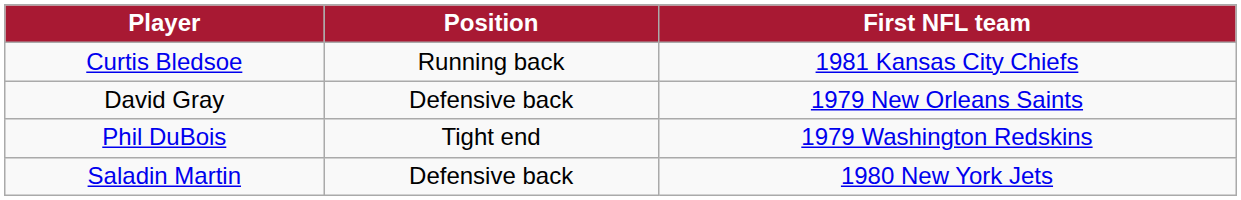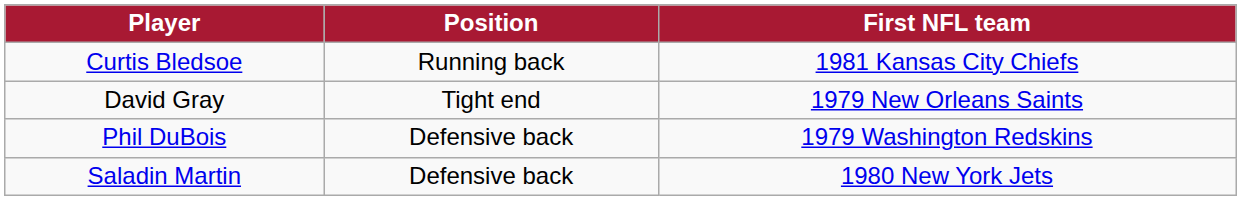(491, 99) Defensive back -> (491, 99) Tight end
(491, 137) Tight end -> (491, 137) Defensive back
